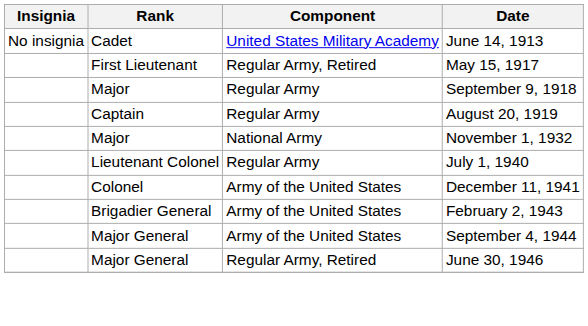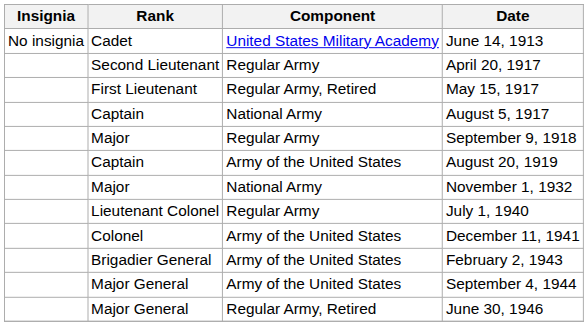+ row: (493, 65)
+ row: (498, 114)
(273, 114) Regular Army -> (314, 162) Army of the United States
